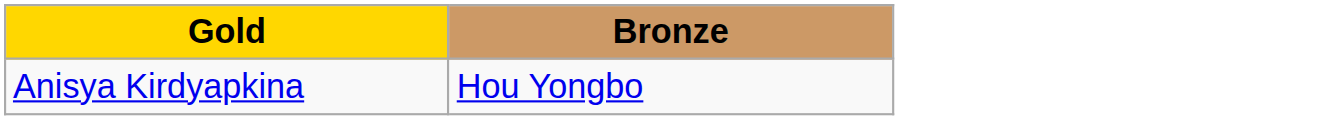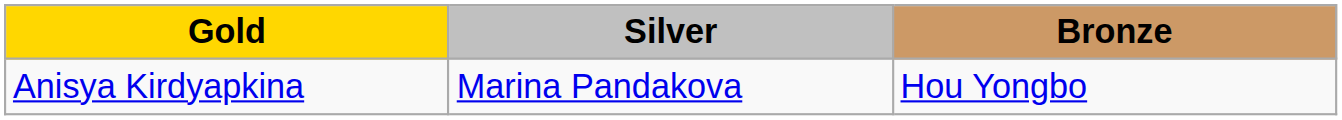+ column: (671, 31)
